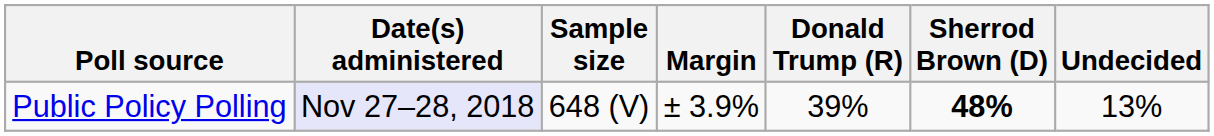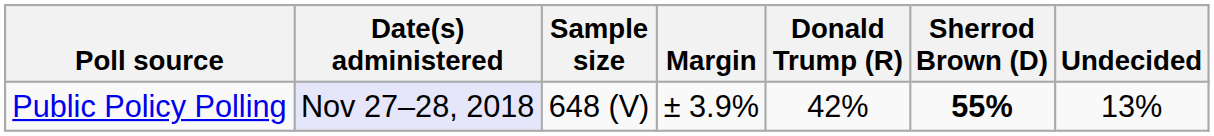(838, 107) 39% -> (838, 107) 42%
(982, 107) 48% -> (982, 107) 55%
